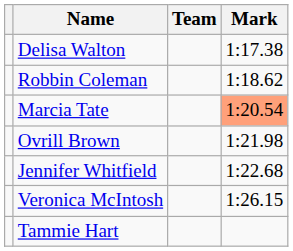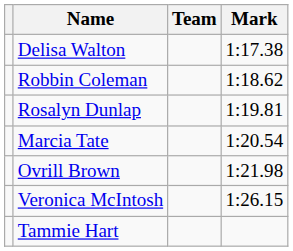+ row: (79, 110)
(254, 110) lightsalmon background -> (254, 140) no background
- row: (87, 170)
